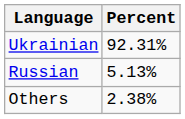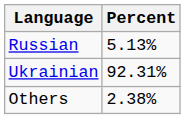rows swapped: (54, 45) <-> (44, 72)
